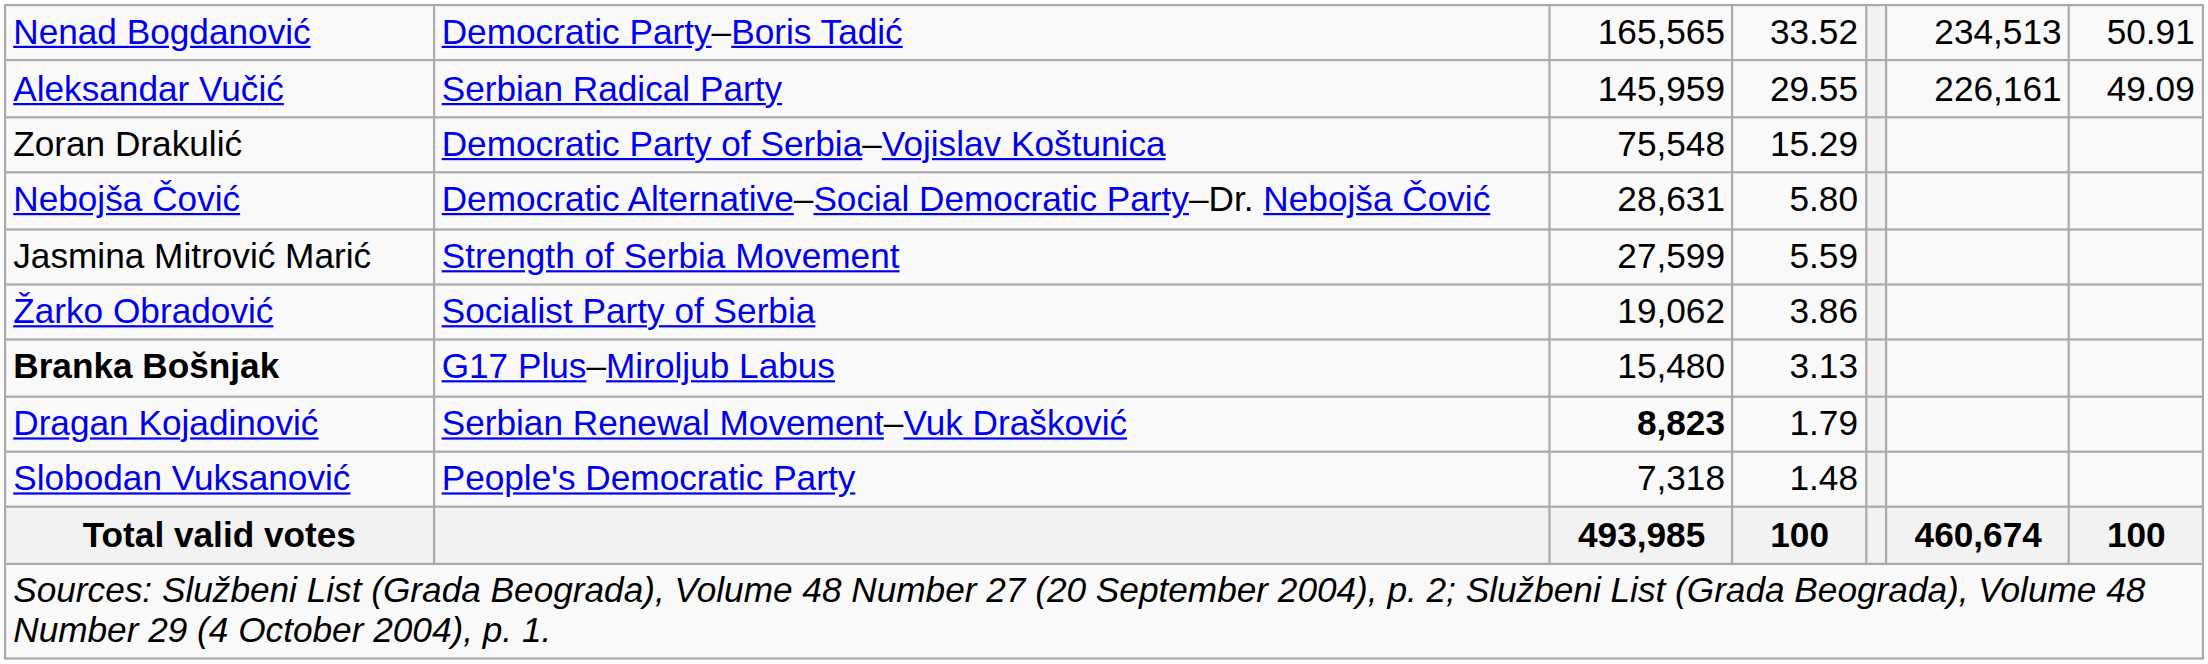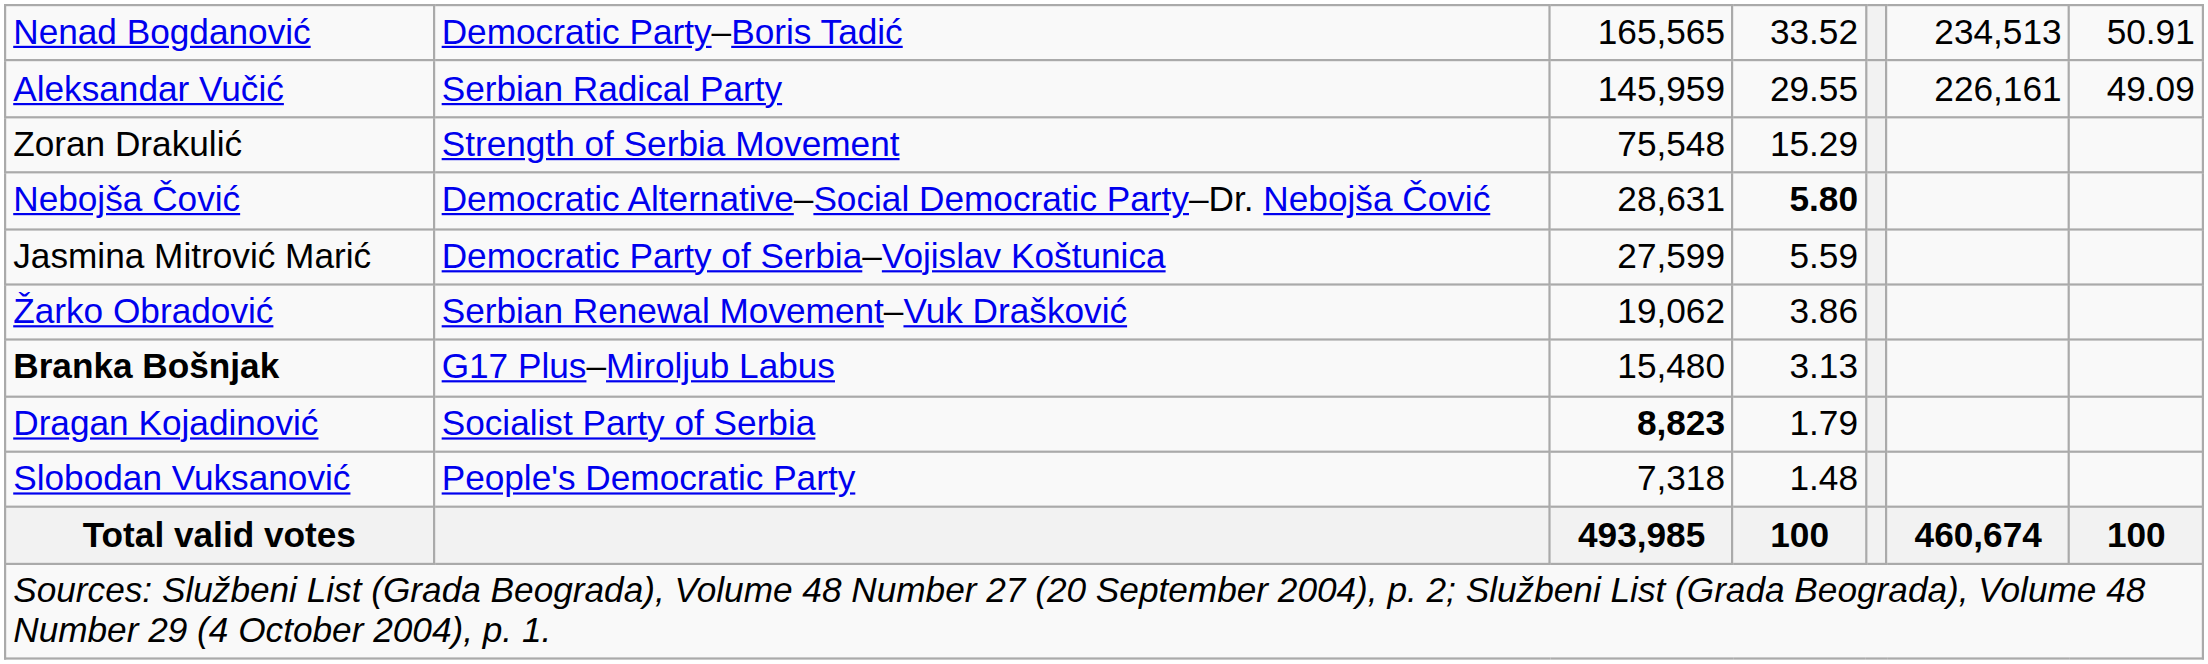(804, 144) Democratic Party of Serbia–Vojislav Koštunica -> (671, 144) Strength of Serbia Movement
(1824, 199) normal -> (1824, 199) bold
(671, 255) Strength of Serbia Movement -> (804, 255) Democratic Party of Serbia–Vojislav Koštunica
(629, 311) Socialist Party of Serbia -> (784, 311) Serbian Renewal Movement–Vuk Drašković
(784, 423) Serbian Renewal Movement–Vuk Drašković -> (629, 423) Socialist Party of Serbia
